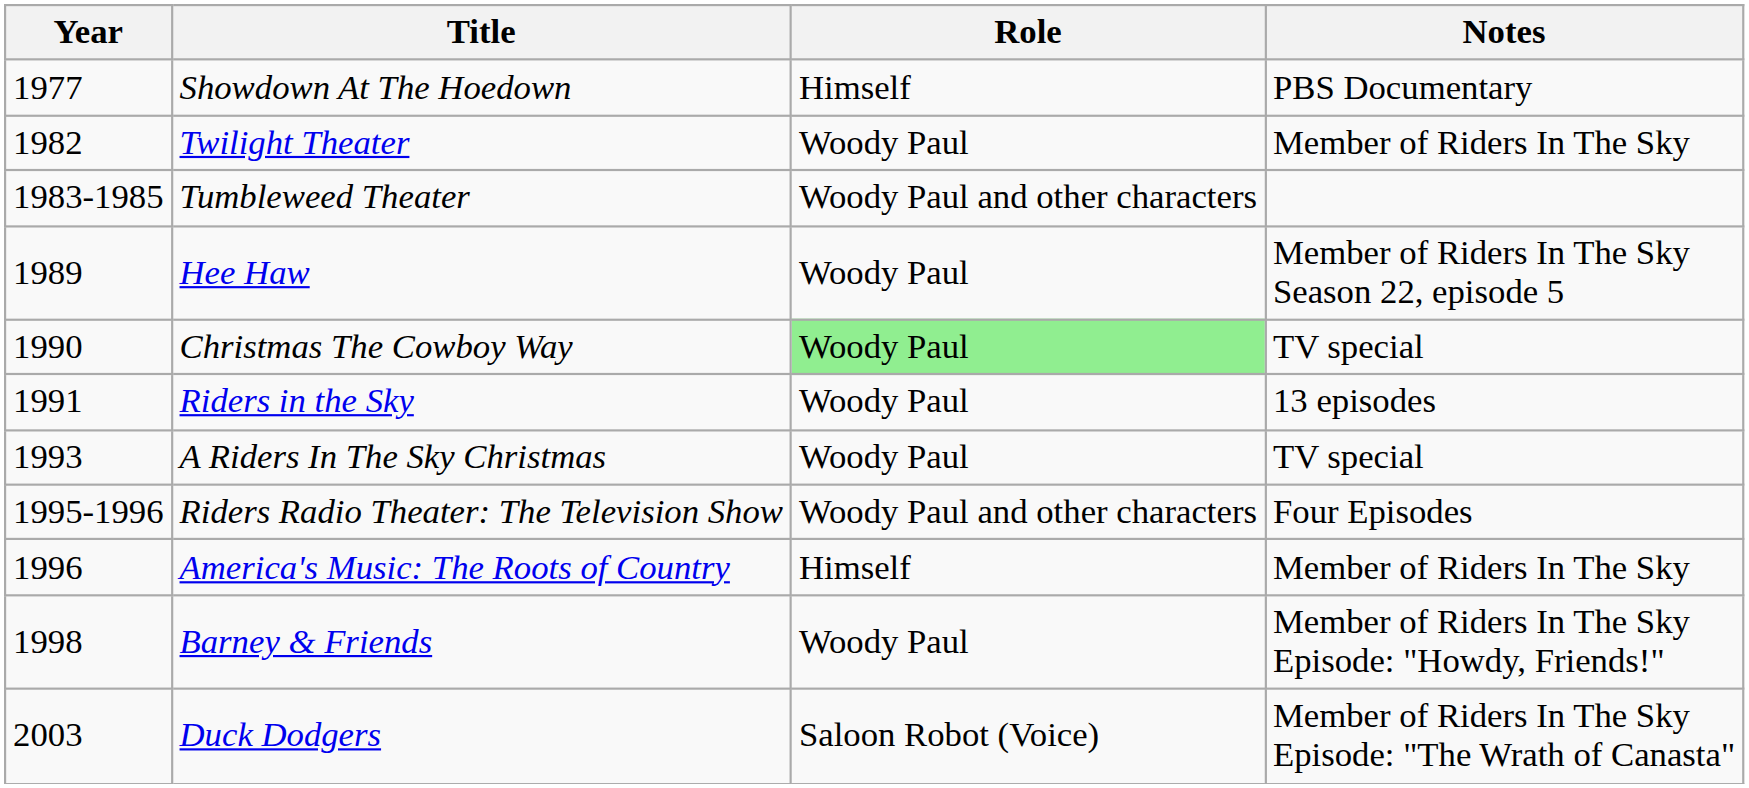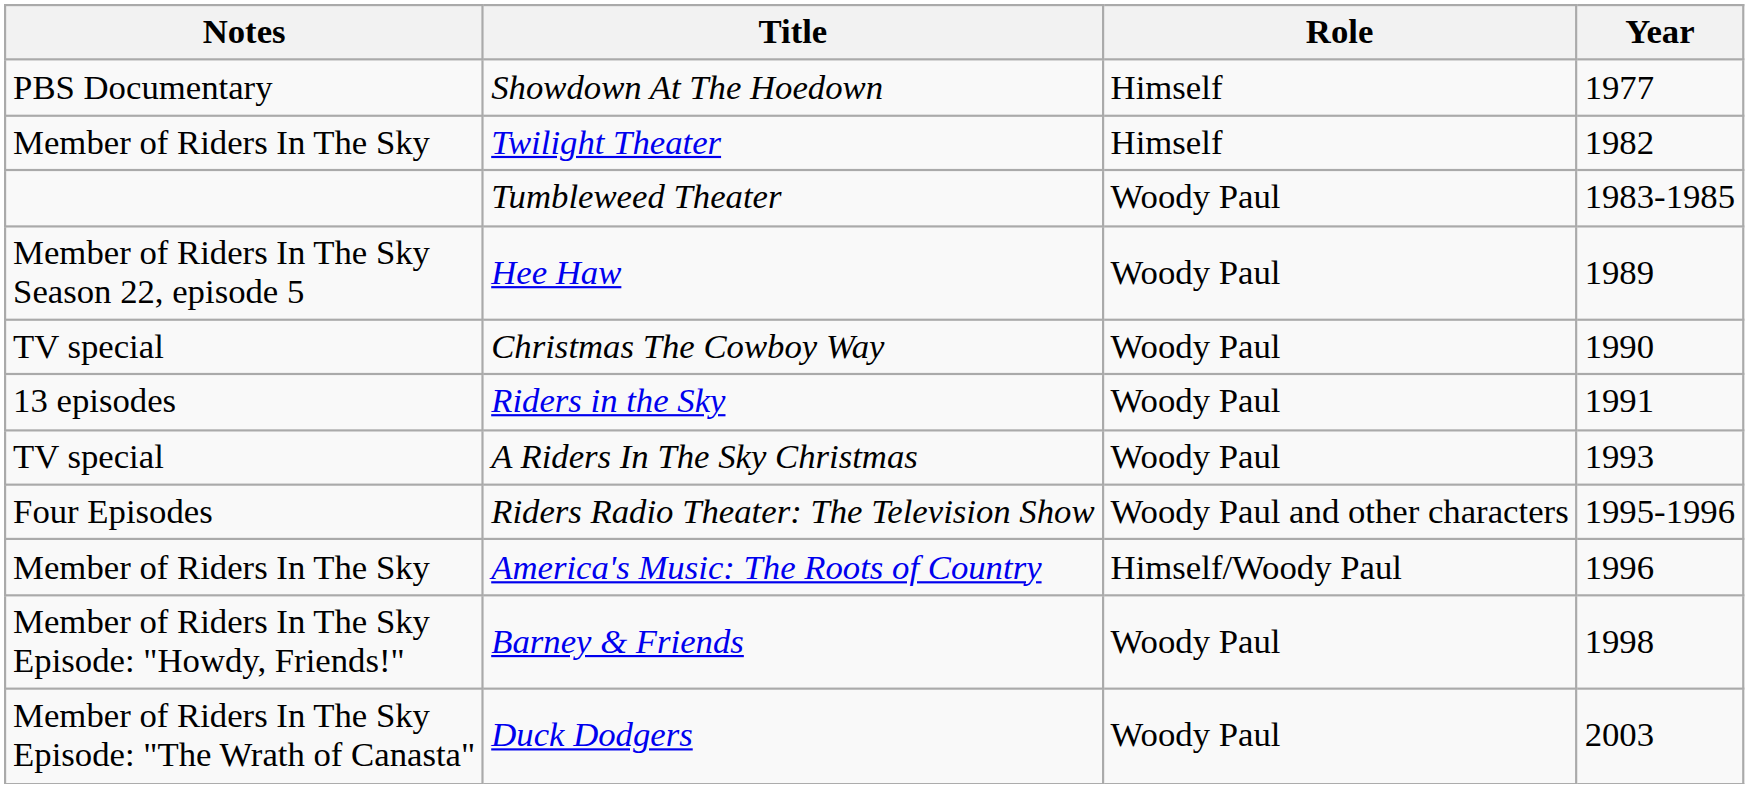columns swapped: (88, 32) <-> (1504, 32)
(884, 142) Woody Paul -> (1167, 142) Himself
(1028, 197) Woody Paul and other characters -> (1196, 197) Woody Paul
(884, 346) lightgreen background -> (1196, 346) no background
(855, 566) Himself -> (1256, 566) Himself/Woody Paul
(949, 735) Saloon Robot (Voice) -> (1196, 735) Woody Paul
